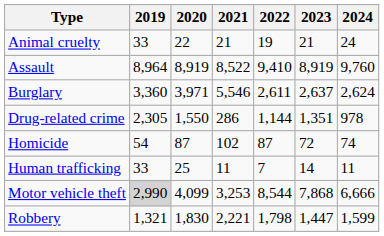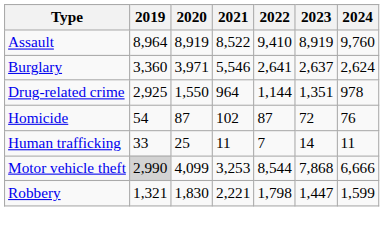- row: (54, 42)
(274, 93) 2,611 -> (275, 67) 2,641
(150, 118) 2,305 -> (150, 93) 2,925
(227, 118) 286 -> (227, 93) 964
(348, 143) 74 -> (348, 118) 76
